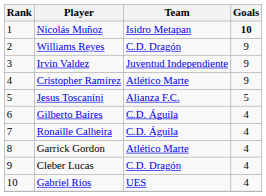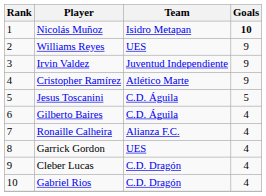(154, 47) C.D. Dragón -> (136, 47) UES
(153, 98) Alianza F.C. -> (152, 98) C.D. Águila
(152, 132) C.D. Águila -> (153, 132) Alianza F.C.
(157, 149) Atlético Marte -> (136, 149) UES
(136, 183) UES -> (154, 183) C.D. Dragón
